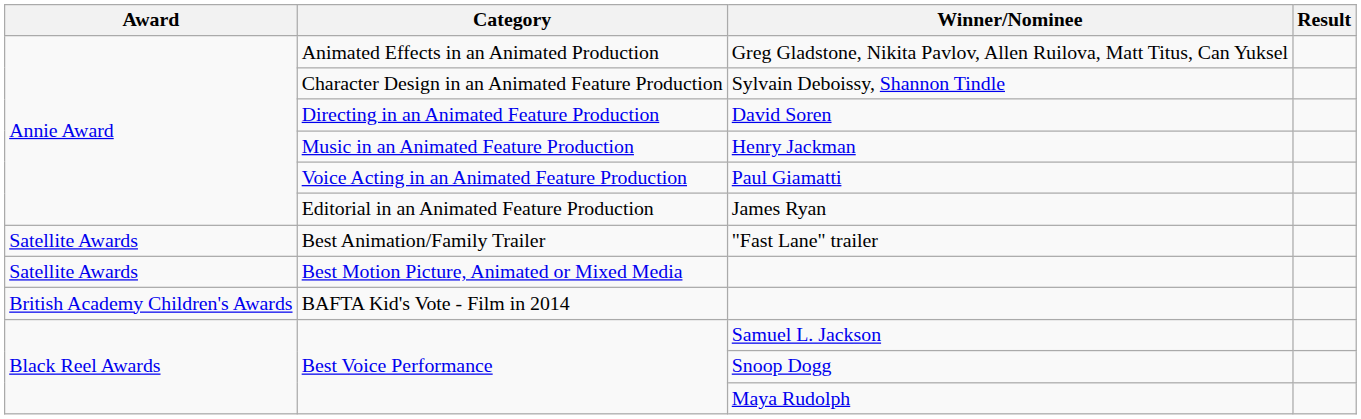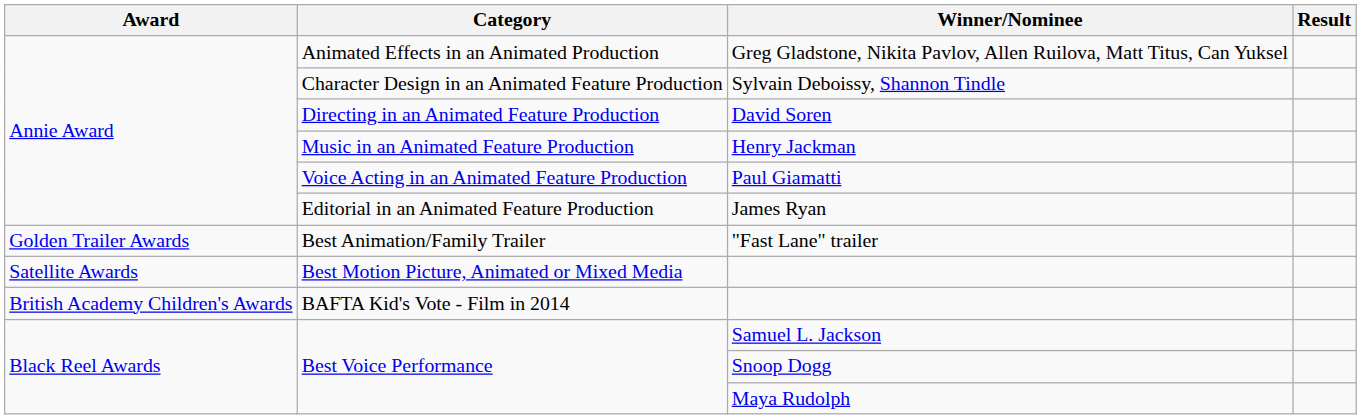(74, 240) Satellite Awards -> (99, 240) Golden Trailer Awards
